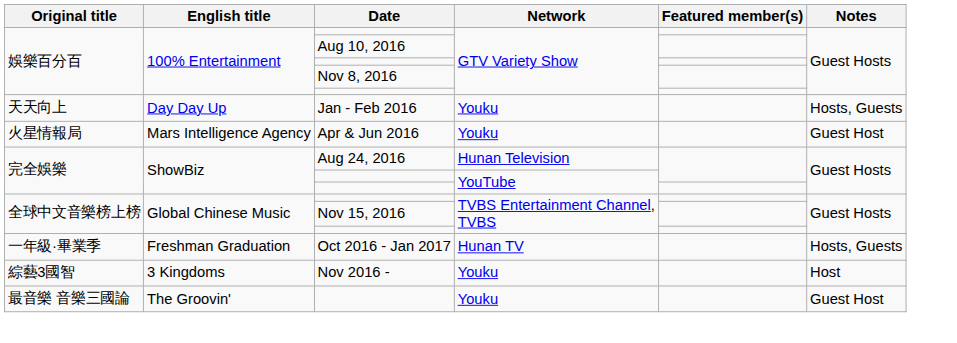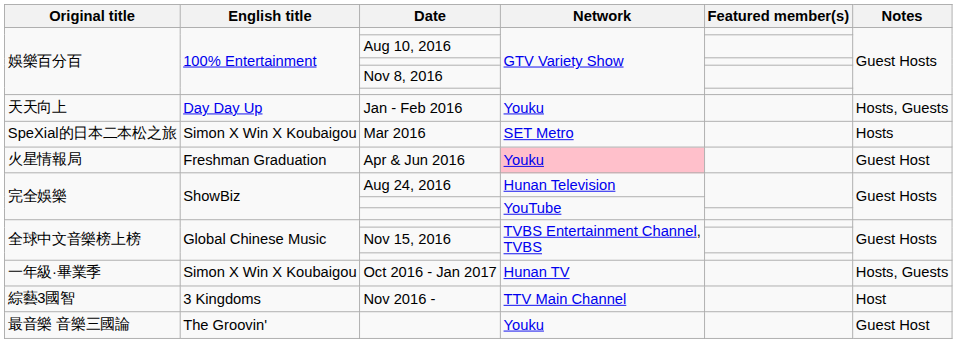+ row: (92, 133)
(229, 134) Mars Intelligence Agency -> (255, 160) Freshman Graduation
(478, 134) no background -> (524, 160) pink background
(219, 246) Freshman Graduation -> (270, 272) Simon X Win X Koubaigou
(478, 272) Youku -> (565, 298) TTV Main Channel
